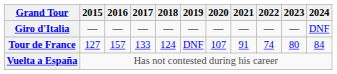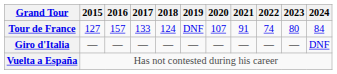rows swapped: (42, 28) <-> (42, 45)
